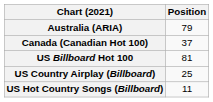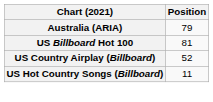- row: (85, 43)
(187, 74) 25 -> (187, 58) 52
